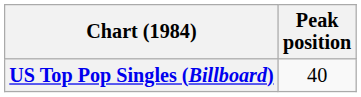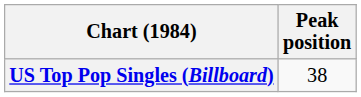(317, 75) 40 -> (317, 75) 38
